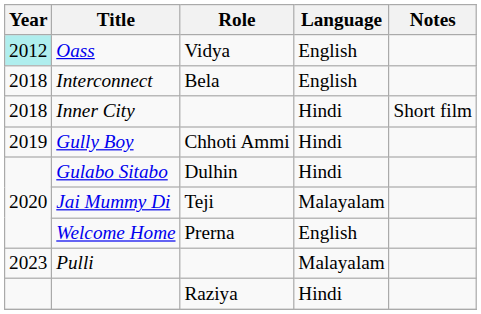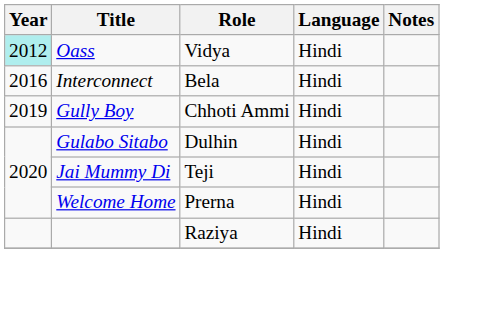(328, 50) English -> (320, 50) Hindi
(28, 80) 2018 -> (28, 80) 2016
(328, 80) English -> (320, 80) Hindi
- row: (95, 111)
(342, 202) Malayalam -> (320, 171) Hindi
(328, 232) English -> (320, 202) Hindi
- row: (75, 263)
